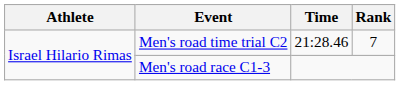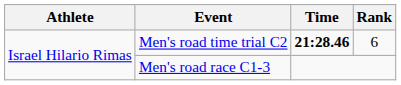(322, 42) normal -> (322, 42) bold
(373, 42) 7 -> (374, 42) 6
